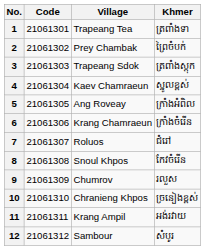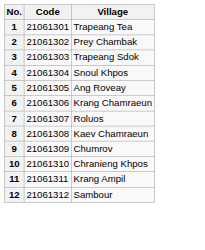- column: (177, 12)
(111, 85) Kaev Chamraeun -> (101, 73) Snoul Khpos
(101, 160) Snoul Khpos -> (111, 133) Kaev Chamraeun
